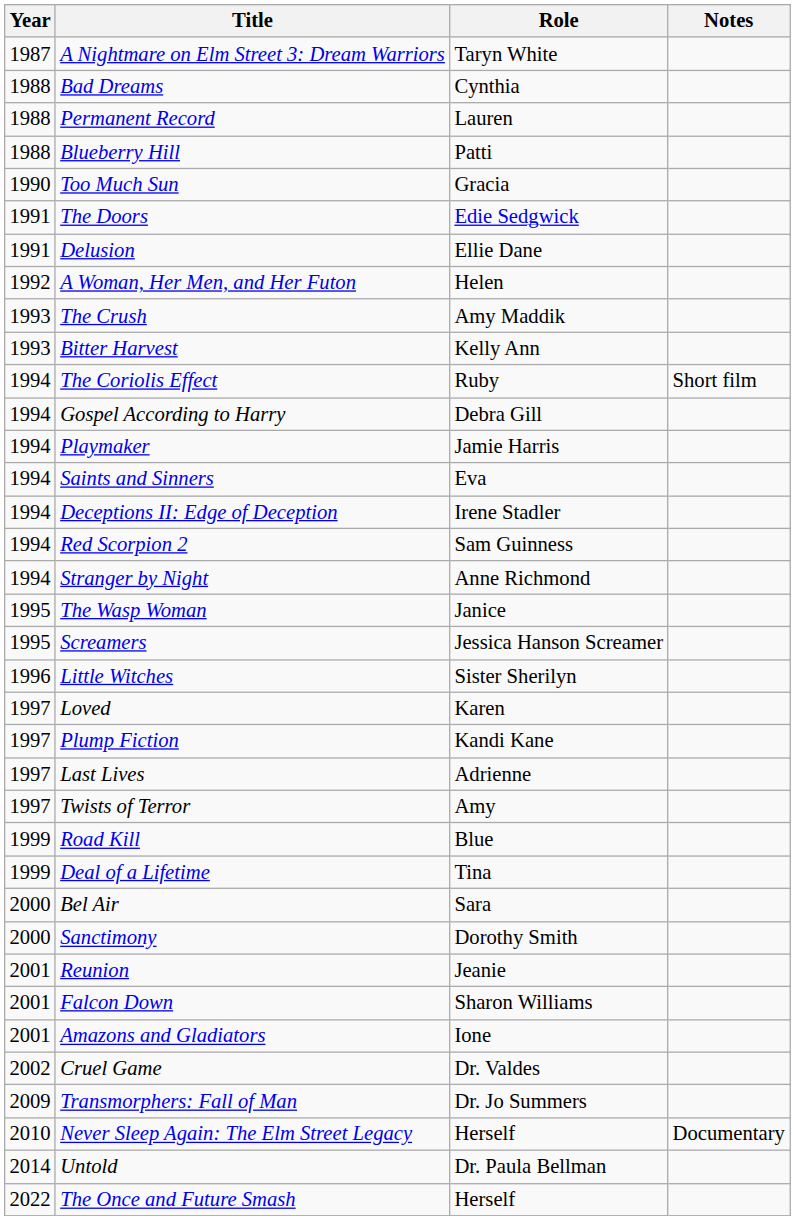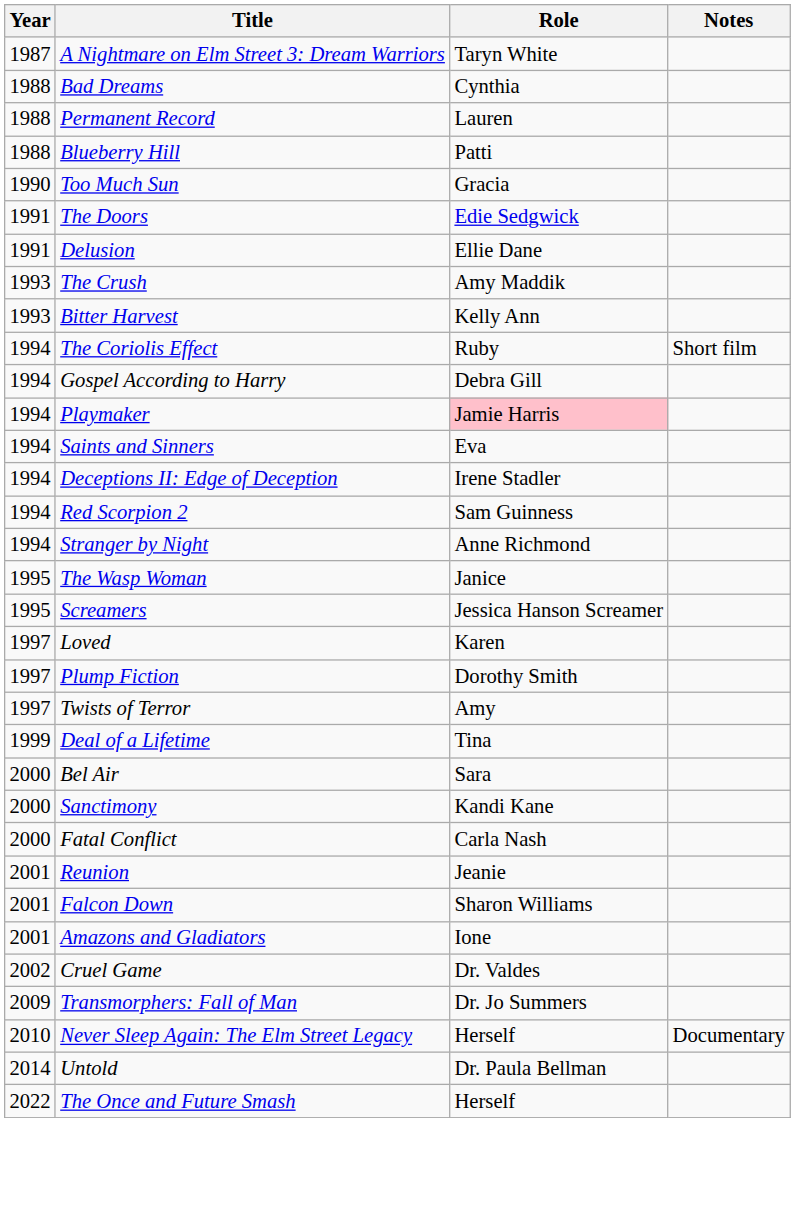- row: (208, 282)
(507, 446) no background -> (507, 413) pink background
- row: (117, 675)
(504, 741) Kandi Kane -> (516, 675) Dorothy Smith
- row: (102, 773)
- row: (100, 839)
(516, 937) Dorothy Smith -> (504, 806) Kandi Kane
+ row: (118, 839)
